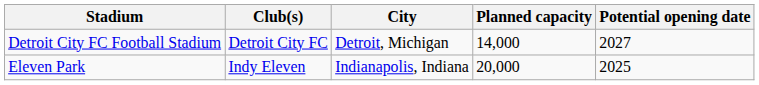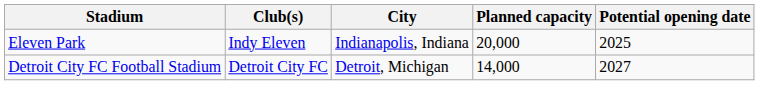rows swapped: (47, 67) <-> (115, 42)
